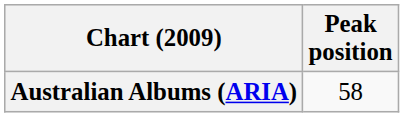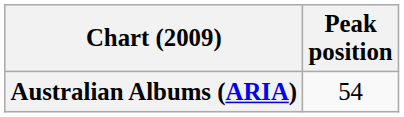(351, 91) 58 -> (351, 91) 54
